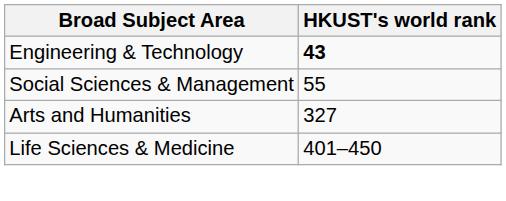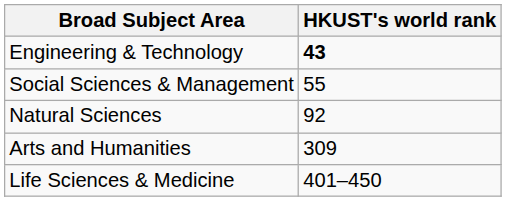+ row: (85, 116)
(320, 116) 327 -> (320, 148) 309
